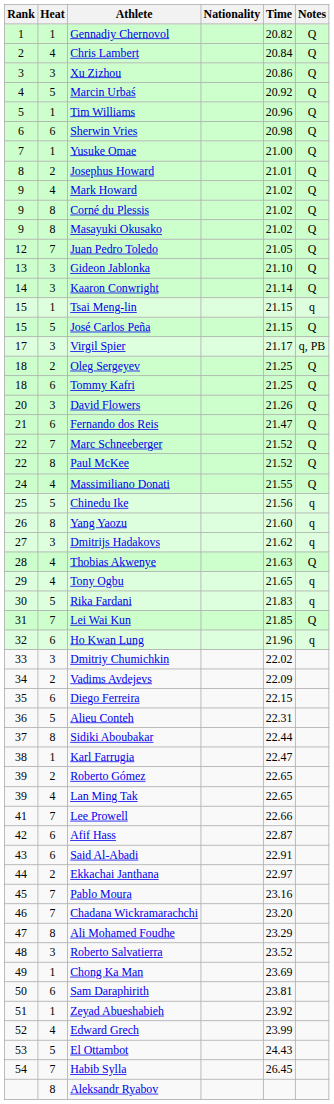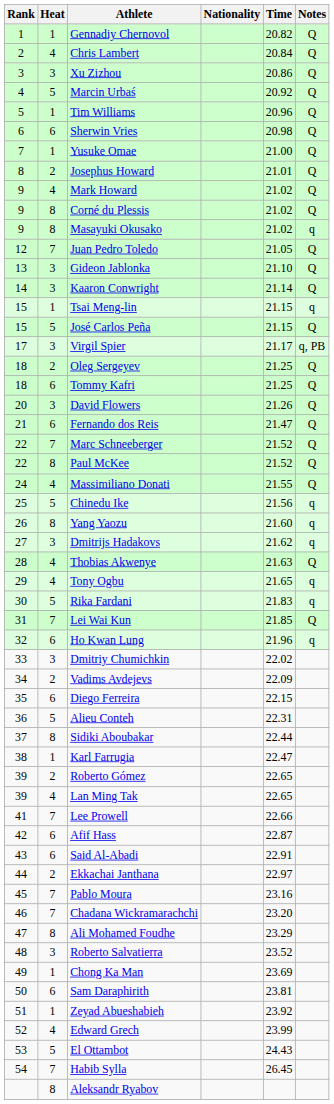(312, 229) Q -> (312, 229) q
